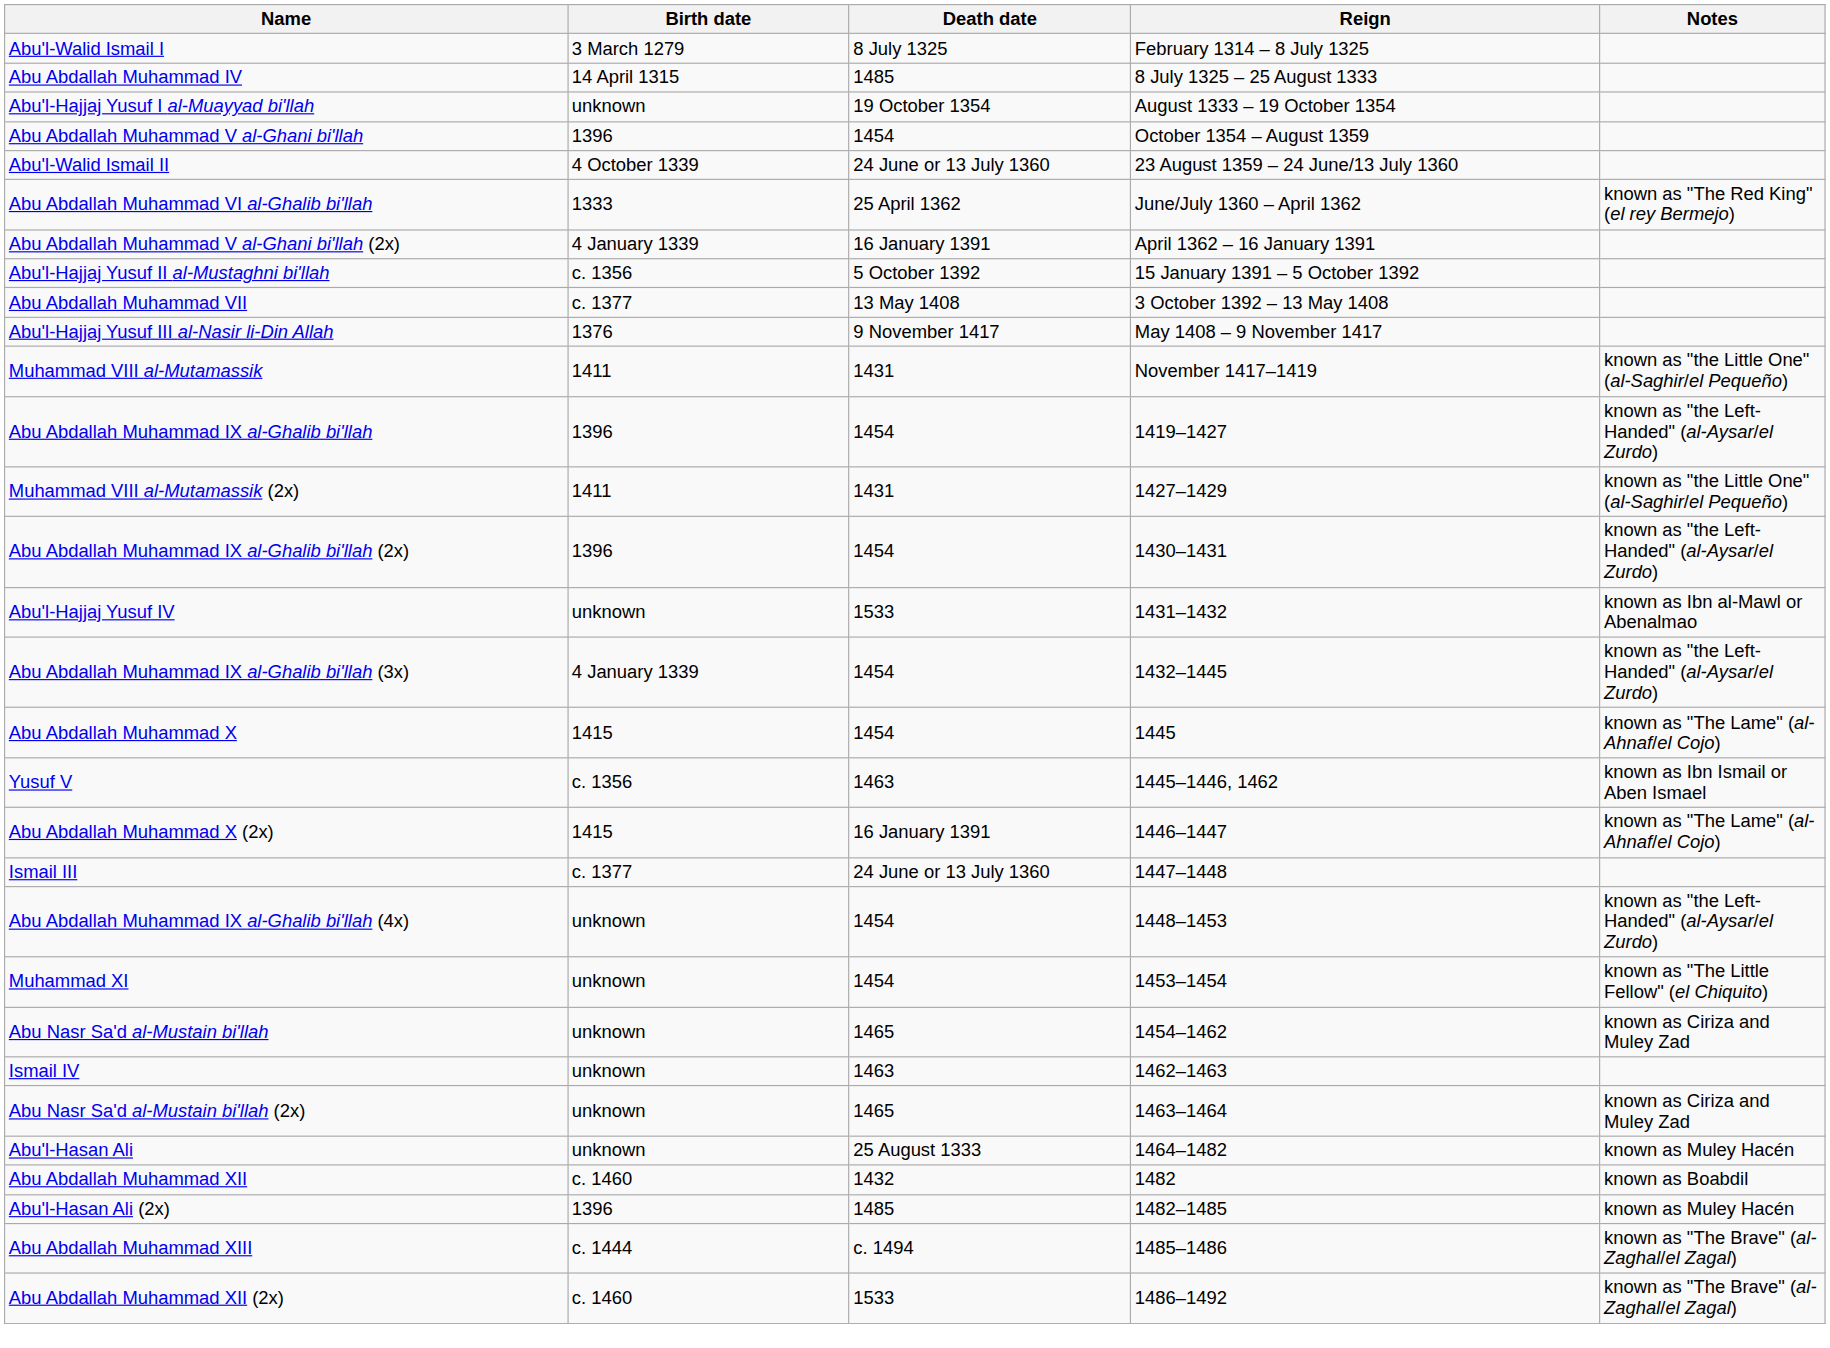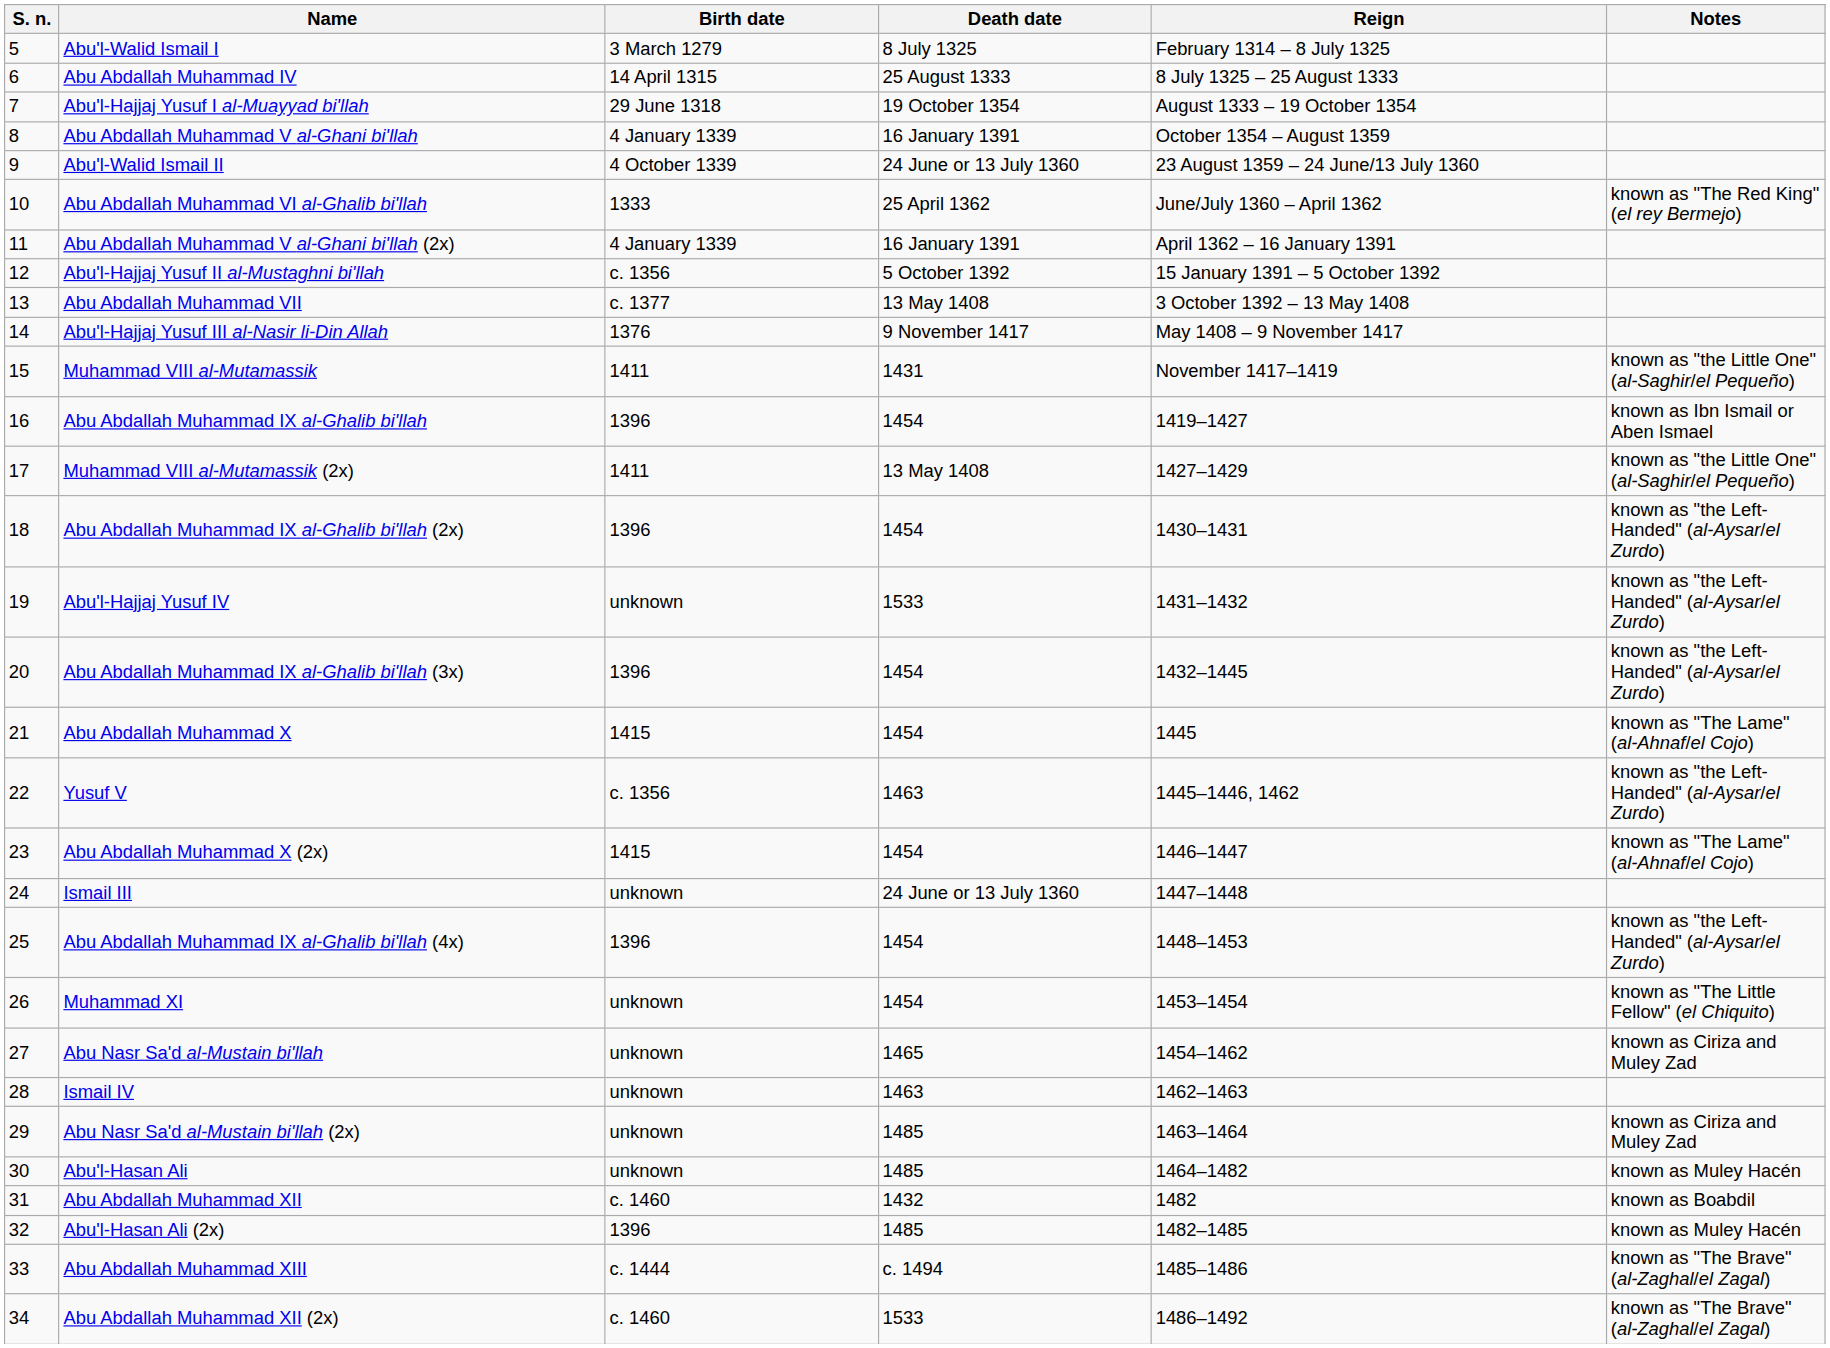+ column: (32, 19)
(874, 77) 1485 -> (947, 77) 25 August 1333
(609, 106) unknown -> (665, 106) 29 June 1318
(592, 135) 1396 -> (673, 135) 4 January 1339
(874, 135) 1454 -> (951, 135) 16 January 1391
(1689, 431) known as "the Left-Handed" (al-Aysar/el Zurdo) -> (1702, 421) known as Ibn Ismail or Aben Ismael
(874, 491) 1431 -> (936, 470) 13 May 1408
(1703, 612) known as Ibn al-Mawl or Abenalmao -> (1695, 601) known as "the Left-Handed" (al-Aysar/el Zurdo)
(635, 672) 4 January 1339 -> (630, 672) 1396
(1696, 782) known as Ibn Ismail or Aben Ismael -> (1695, 792) known as "the Left-Handed" (al-Aysar/el Zurdo)
(922, 832) 16 January 1391 -> (903, 852) 1454
(602, 871) c. 1377 -> (646, 892) unknown
(609, 921) unknown -> (630, 942) 1396
(874, 1110) 1465 -> (903, 1131) 1485
(917, 1150) 25 August 1333 -> (903, 1171) 1485
